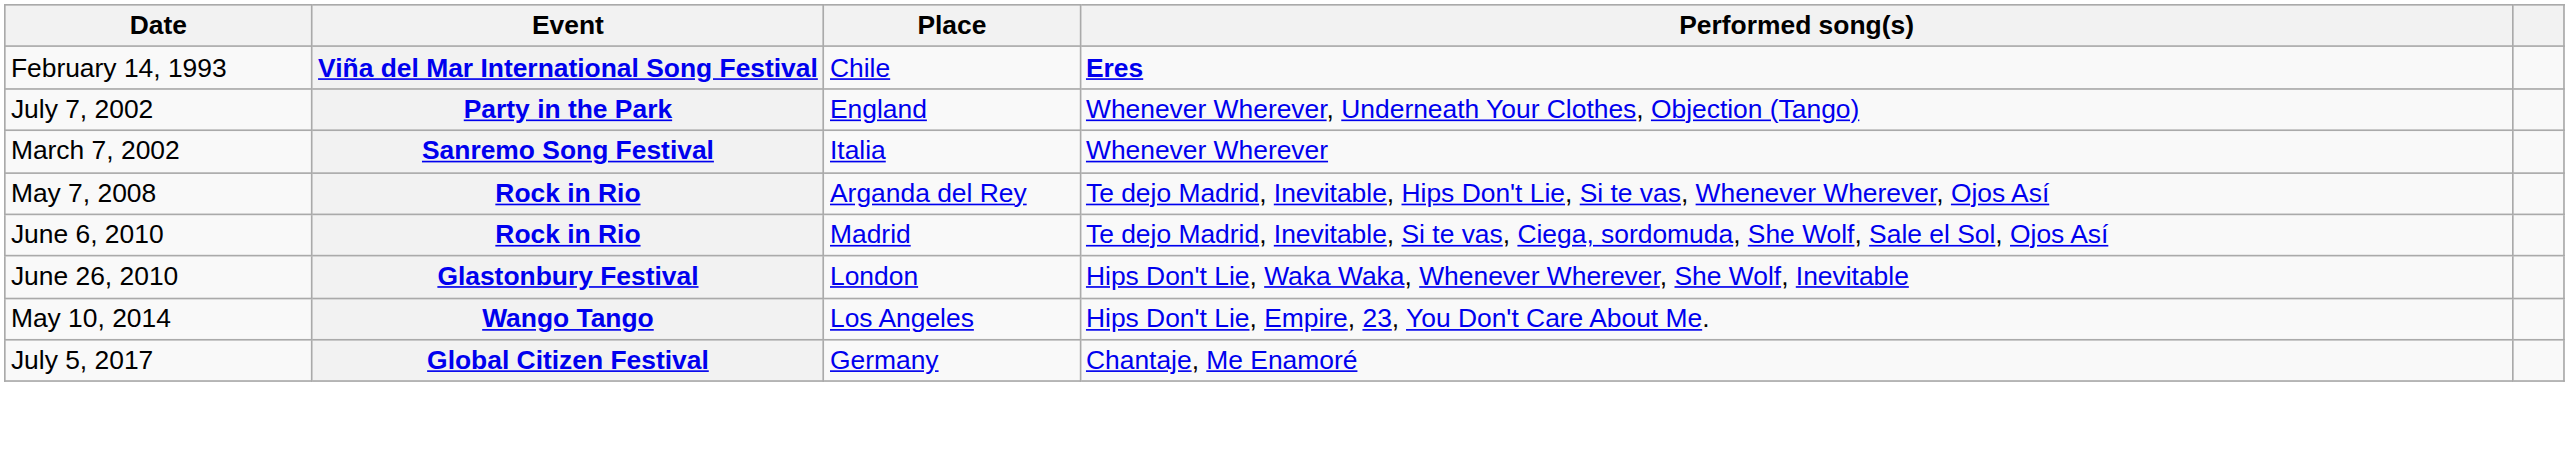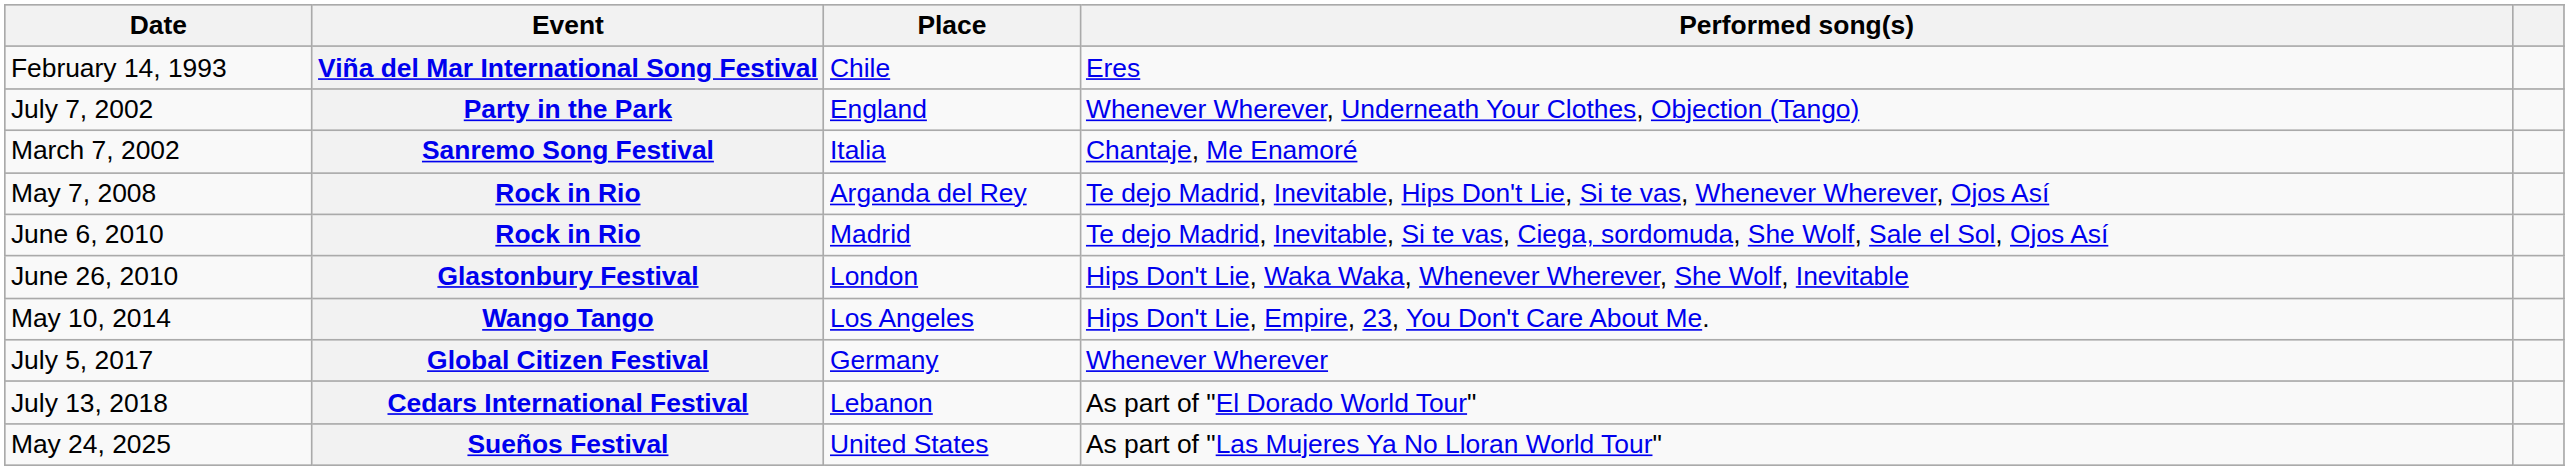(1115, 67) bold -> (1113, 67) normal
(1207, 151) Whenever Wherever -> (1222, 151) Chantaje, Me Enamoré
(1222, 360) Chantaje, Me Enamoré -> (1207, 360) Whenever Wherever
+ row: (89, 402)
+ row: (91, 444)
